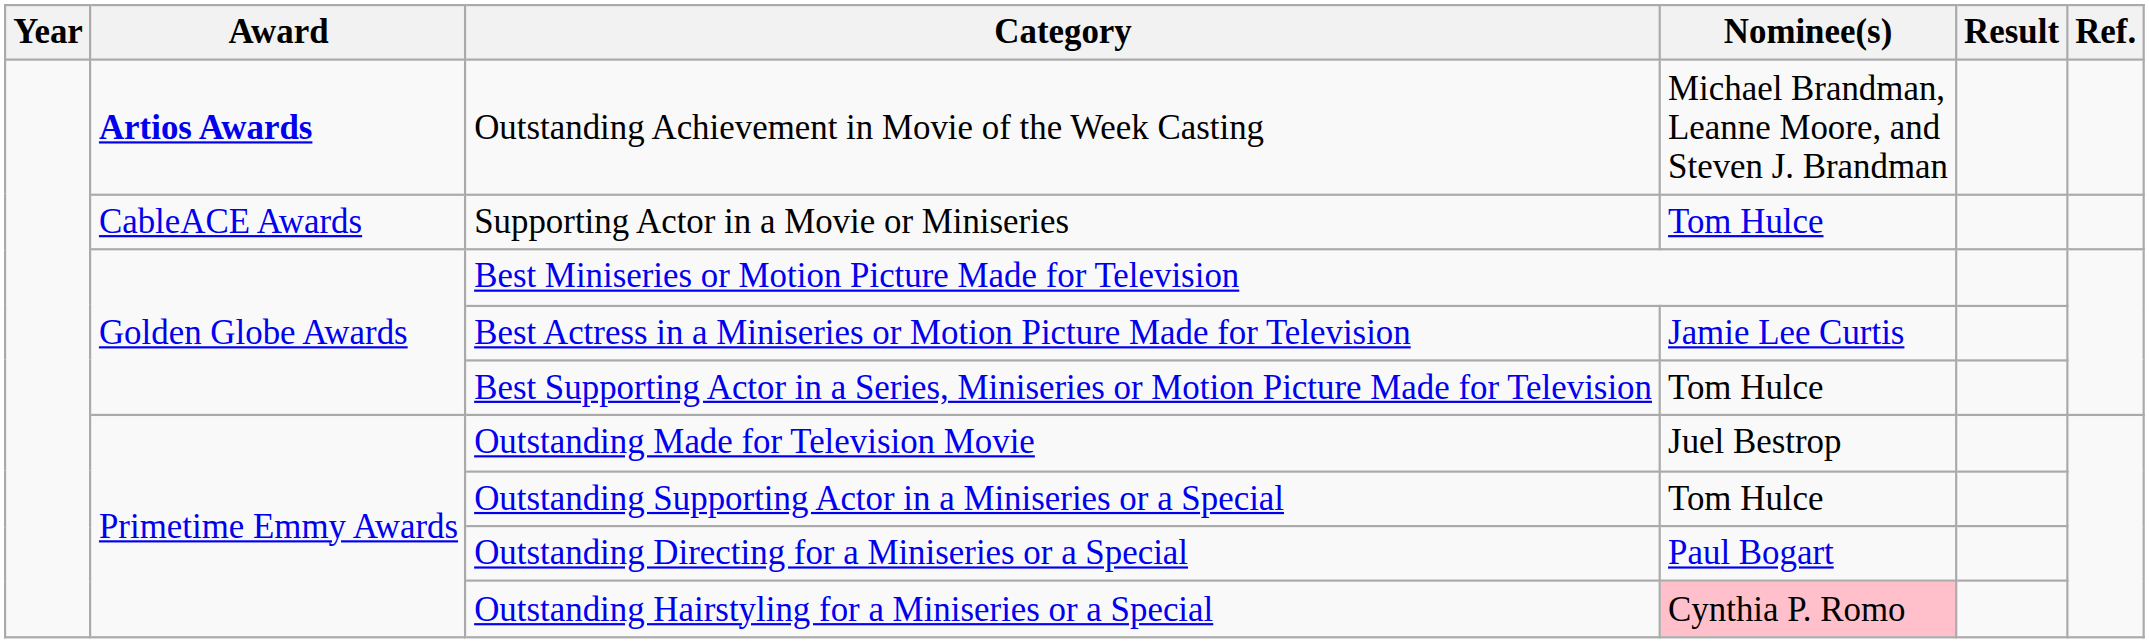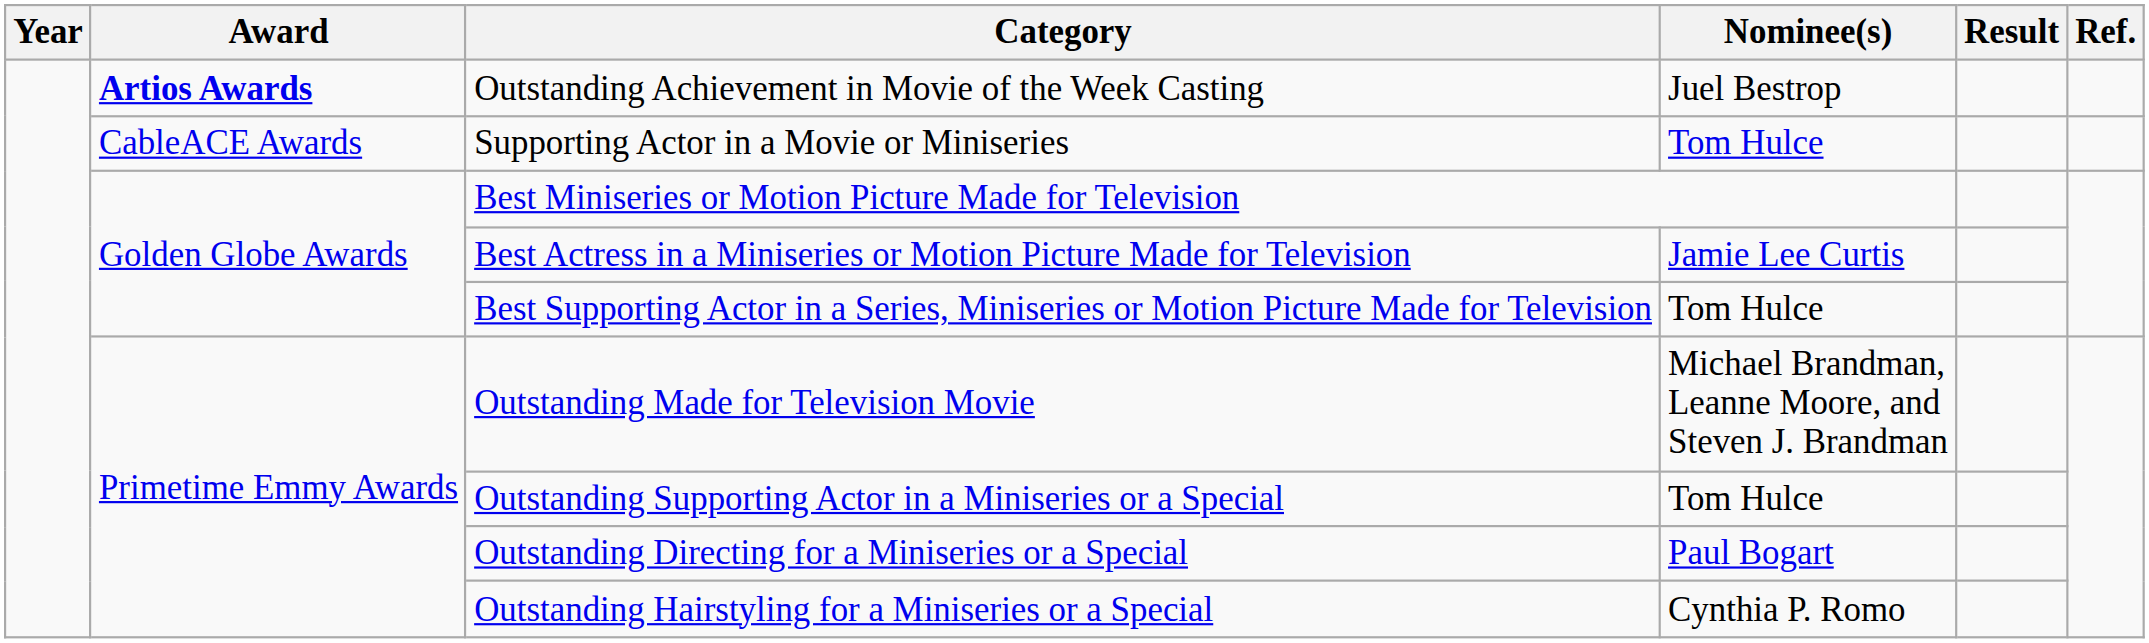(1808, 126) Michael Brandman, Leanne Moore, and Steven J. Brandman -> (1755, 87) Juel Bestrop
(1755, 442) Juel Bestrop -> (1808, 403) Michael Brandman, Leanne Moore, and Steven J. Brandman
(1787, 608) pink background -> (1787, 608) no background
